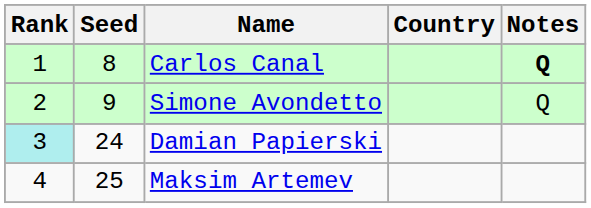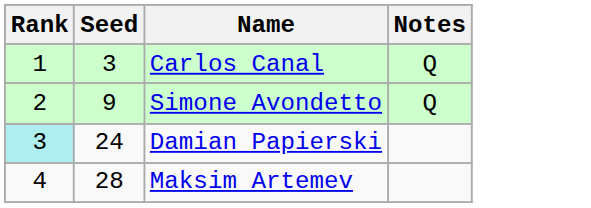- column: (444, 25)
(109, 64) 8 -> (109, 64) 3
(543, 64) bold -> (430, 64) normal
(109, 182) 25 -> (109, 182) 28
